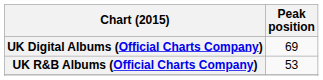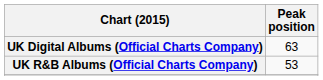(292, 46) 69 -> (292, 46) 63
